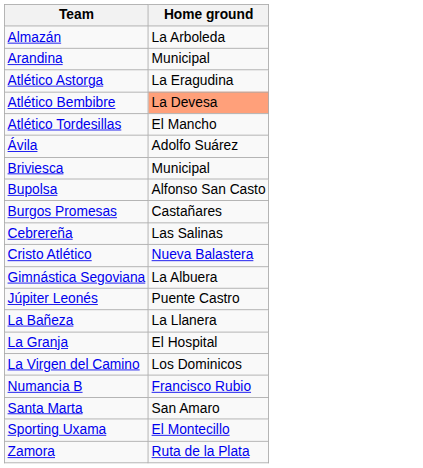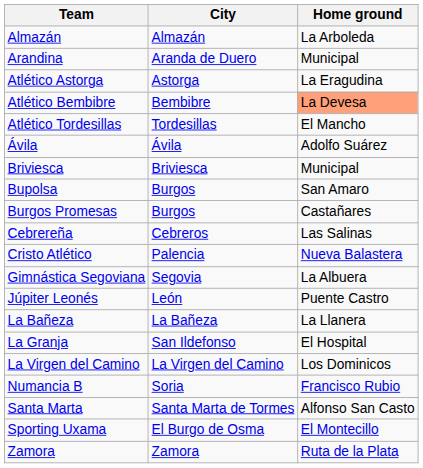+ column: (223, 15)
(209, 189) Alfonso San Casto -> (335, 189) San Amaro
(186, 408) San Amaro -> (358, 408) Alfonso San Casto
